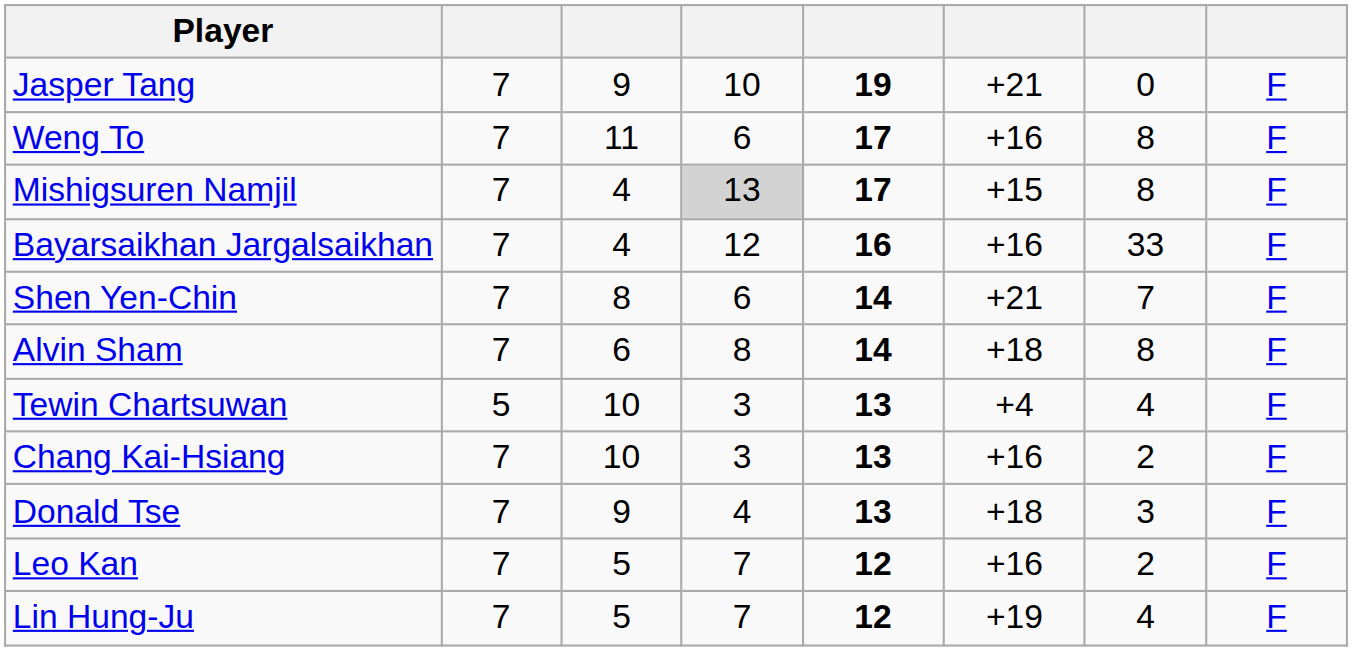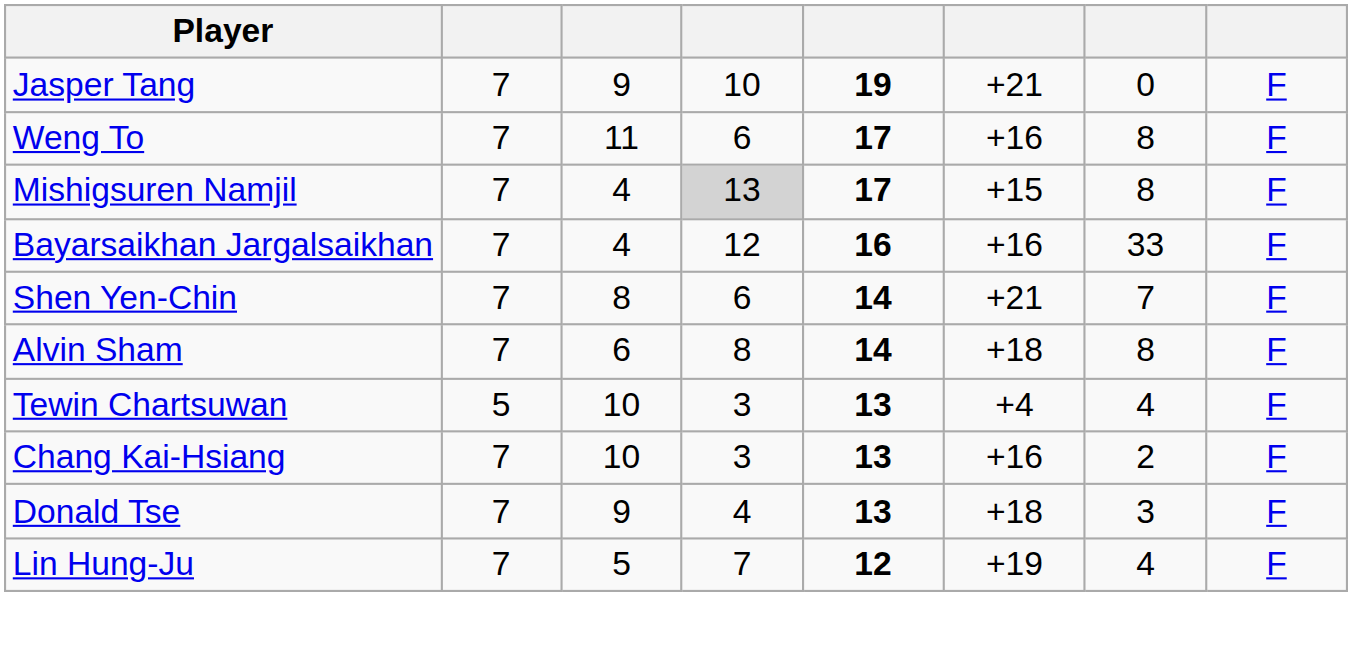- row: (75, 564)
